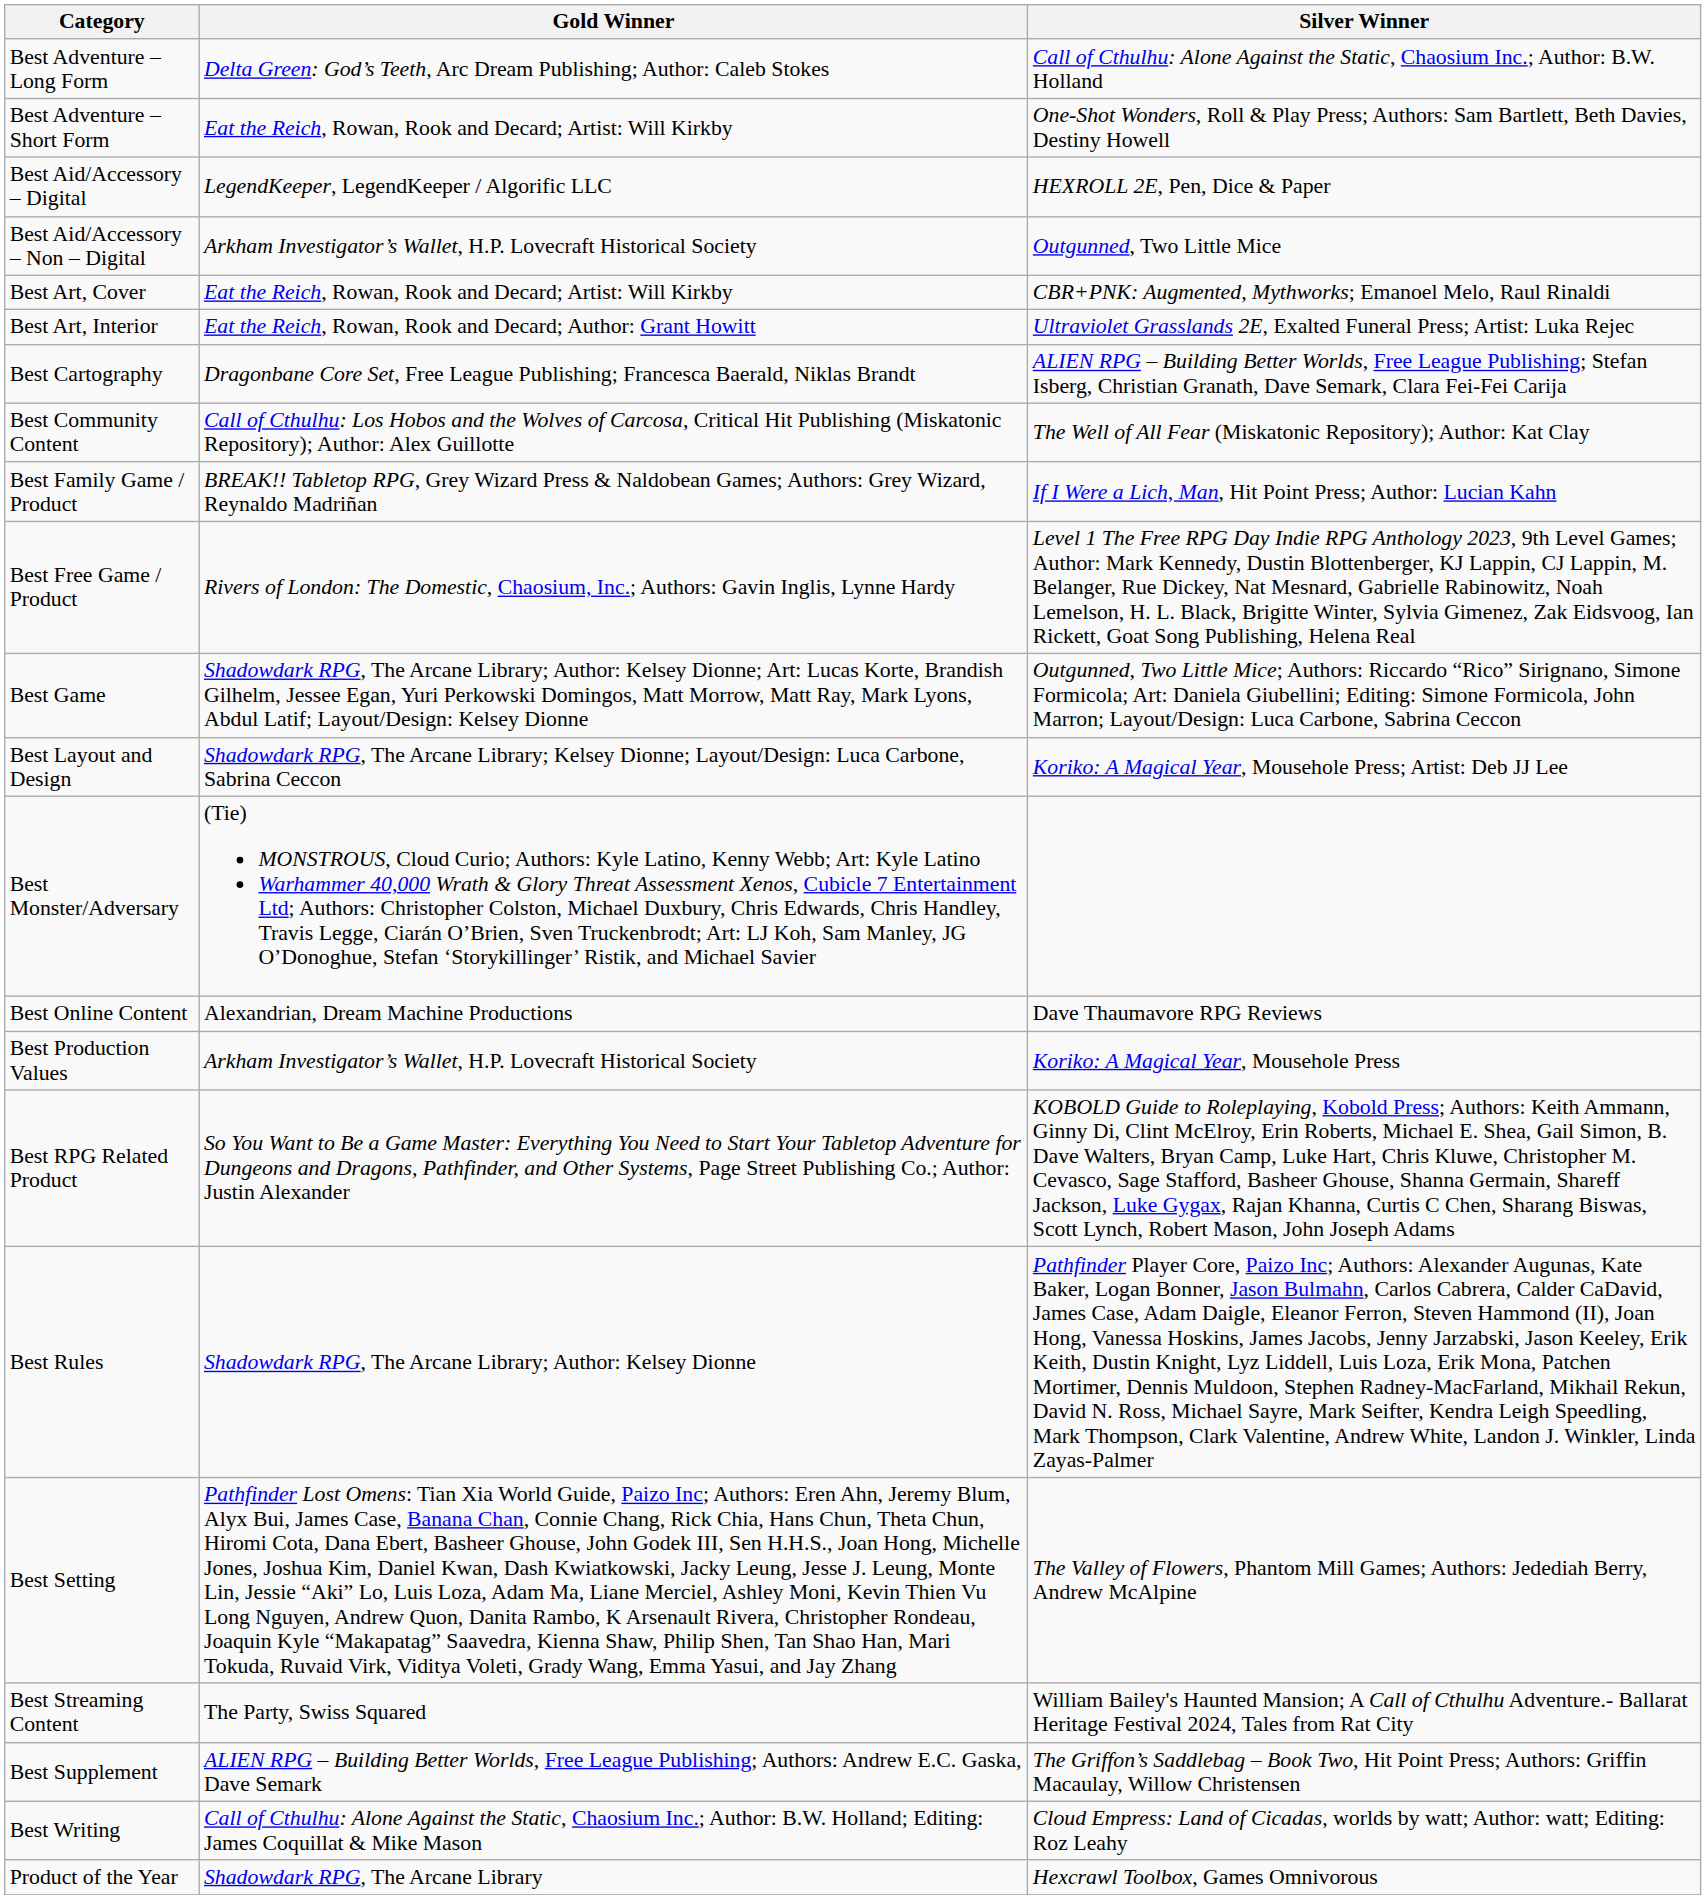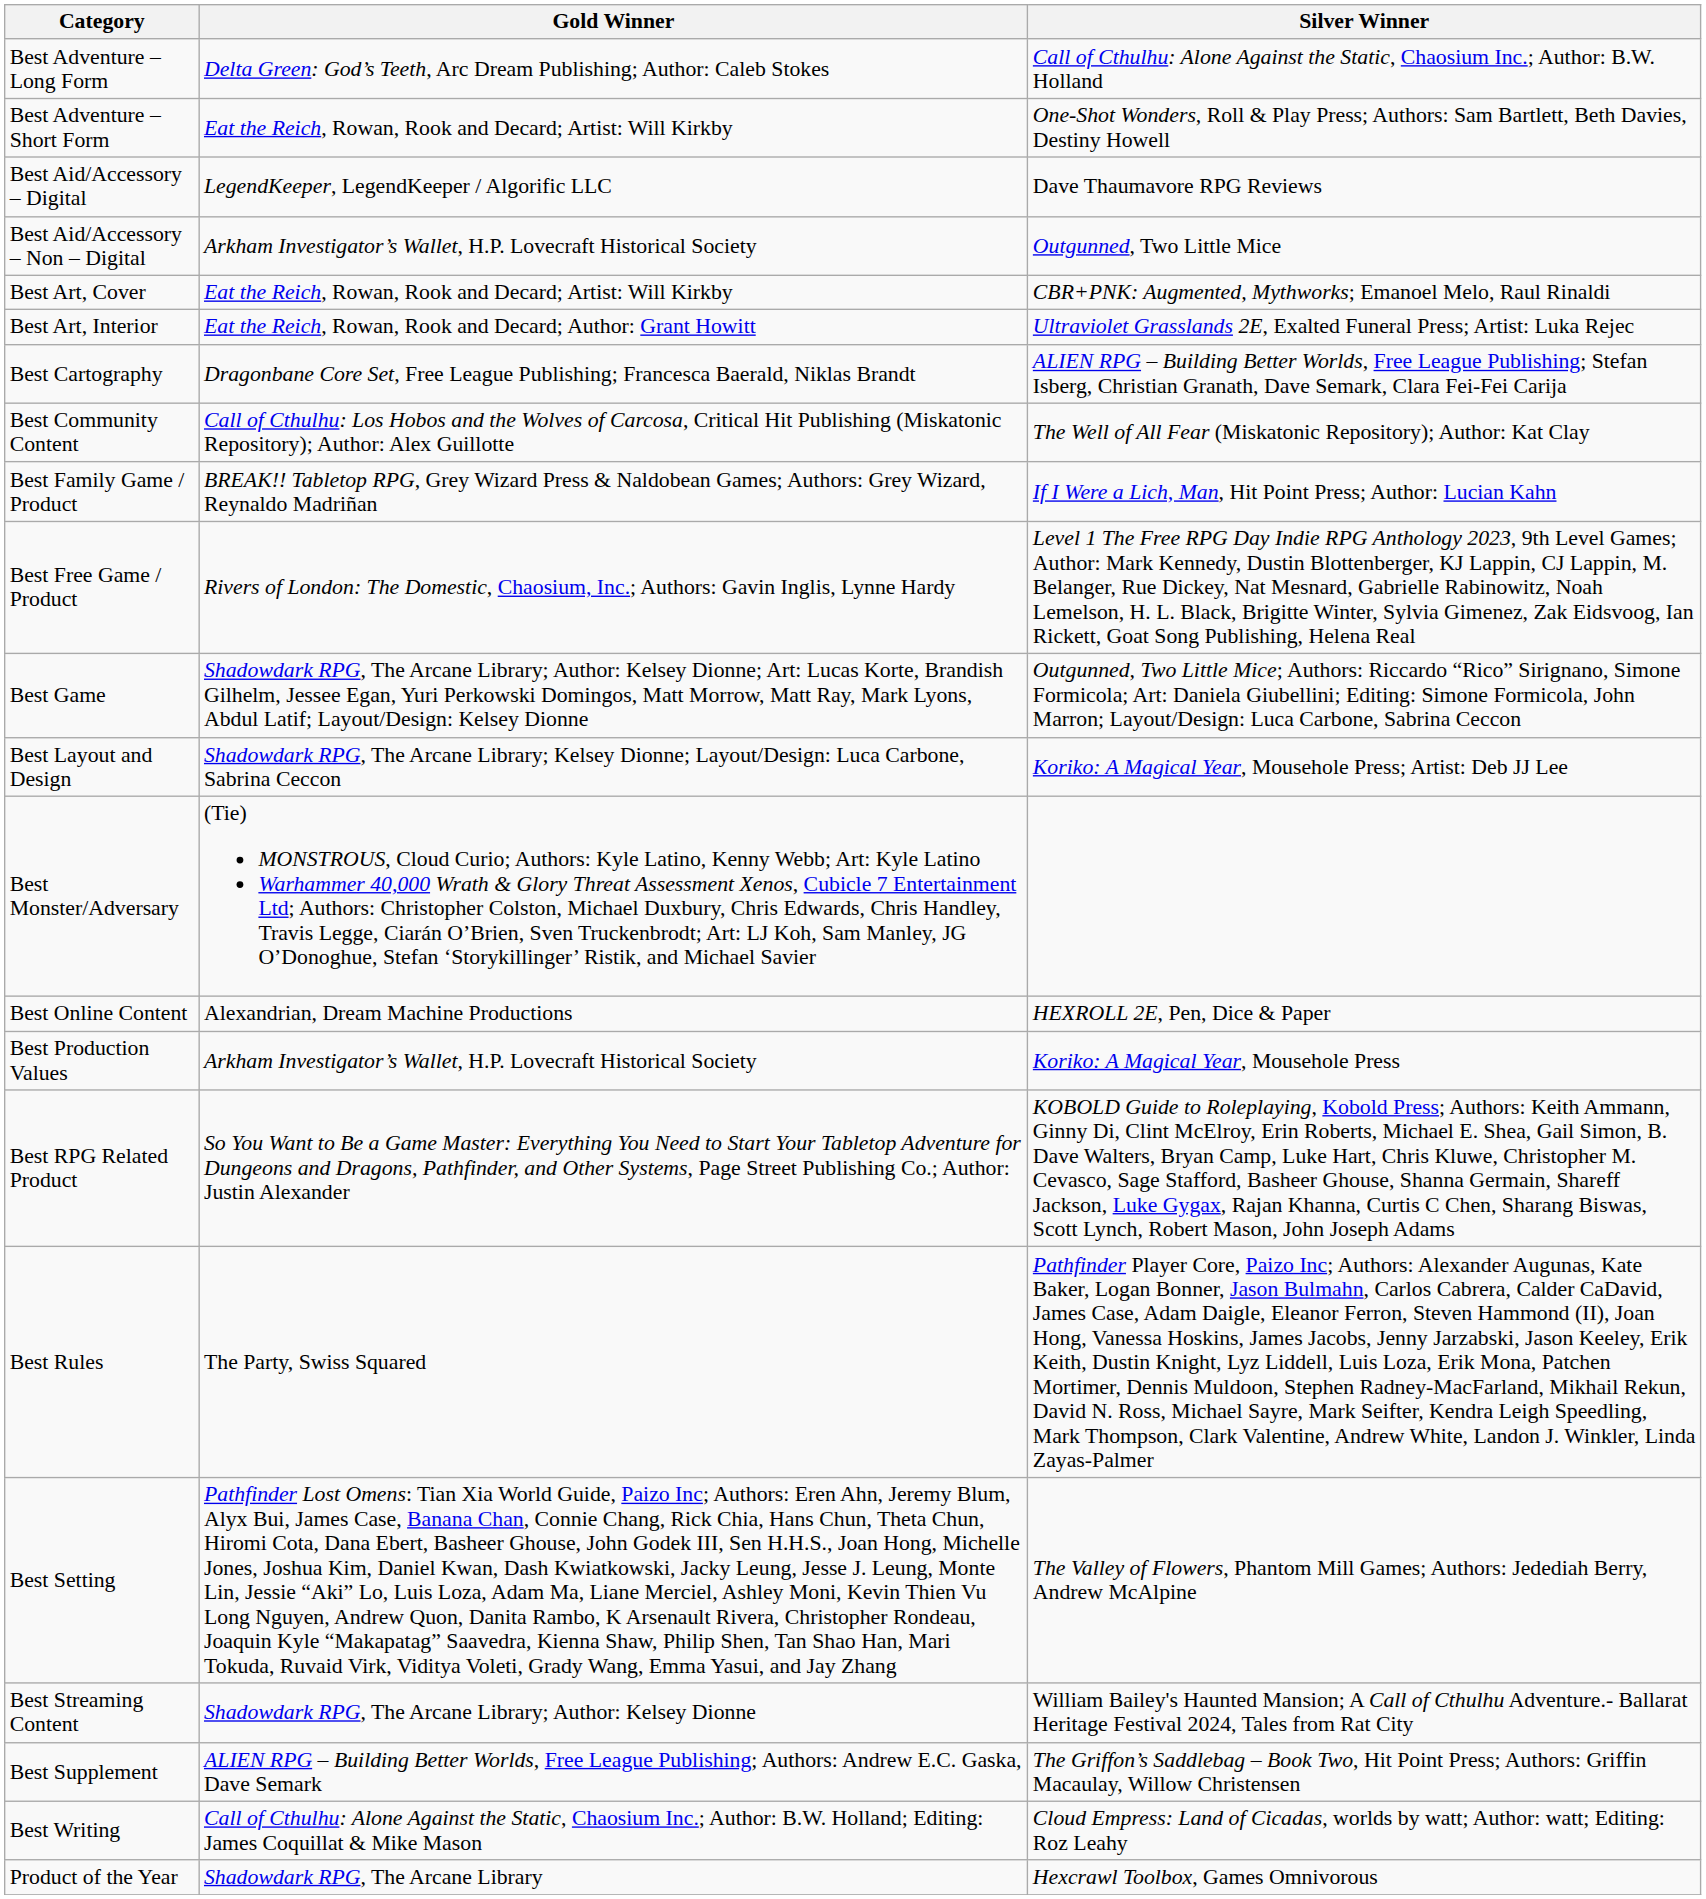(1182, 186) HEXROLL 2E, Pen, Dice & Paper -> (1177, 186) Dave Thaumavore RPG Reviews
(1177, 1013) Dave Thaumavore RPG Reviews -> (1182, 1013) HEXROLL 2E, Pen, Dice & Paper
(480, 1361) Shadowdark RPG, The Arcane Library; Author: Kelsey Dionne -> (315, 1361) The Party, Swiss Squared
(315, 1712) The Party, Swiss Squared -> (480, 1712) Shadowdark RPG, The Arcane Library; Author: Kelsey Dionne
